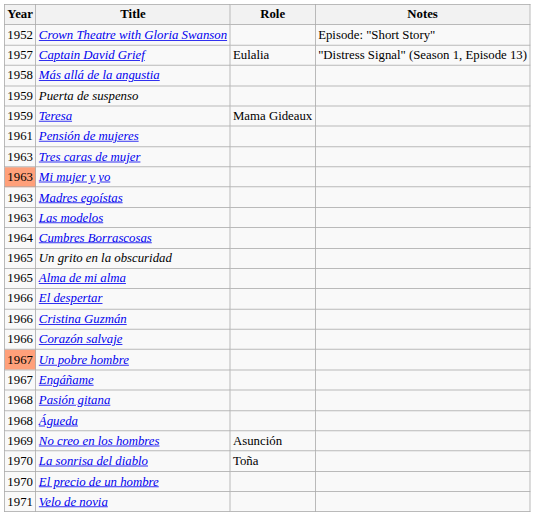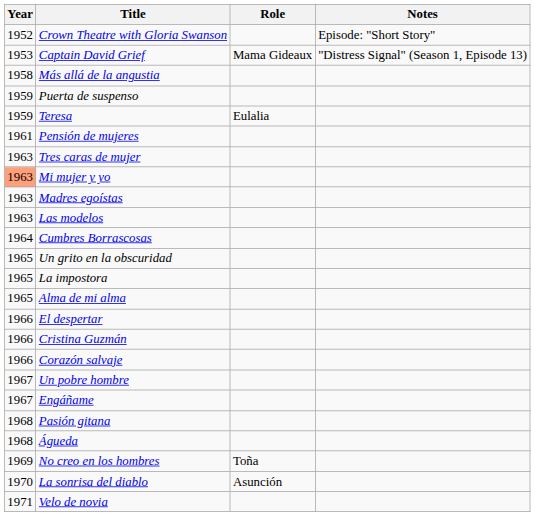(20, 55) 1957 -> (20, 55) 1953
(251, 55) Eulalia -> (273, 55) Mama Gideaux
(273, 116) Mama Gideaux -> (251, 116) Eulalia
+ row: (73, 278)
(20, 359) lightsalmon background -> (20, 380) no background
(258, 440) Asunción -> (246, 461) Toña
(246, 461) Toña -> (258, 481) Asunción
- row: (99, 481)
